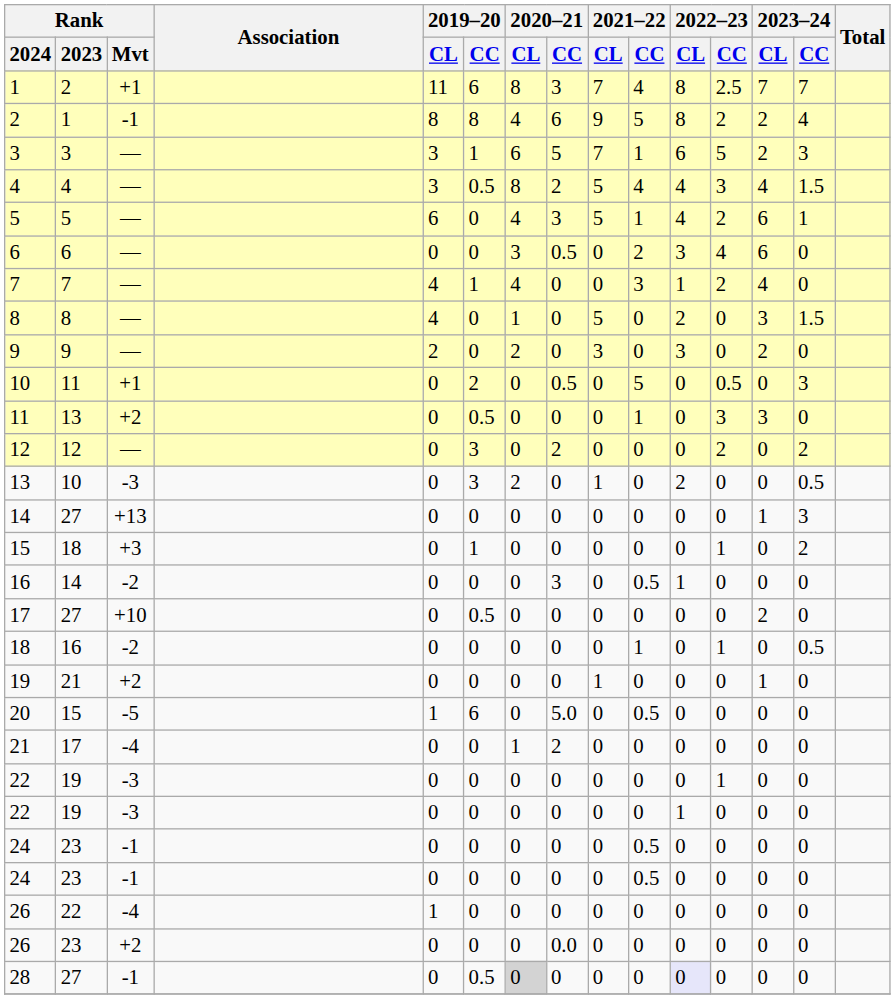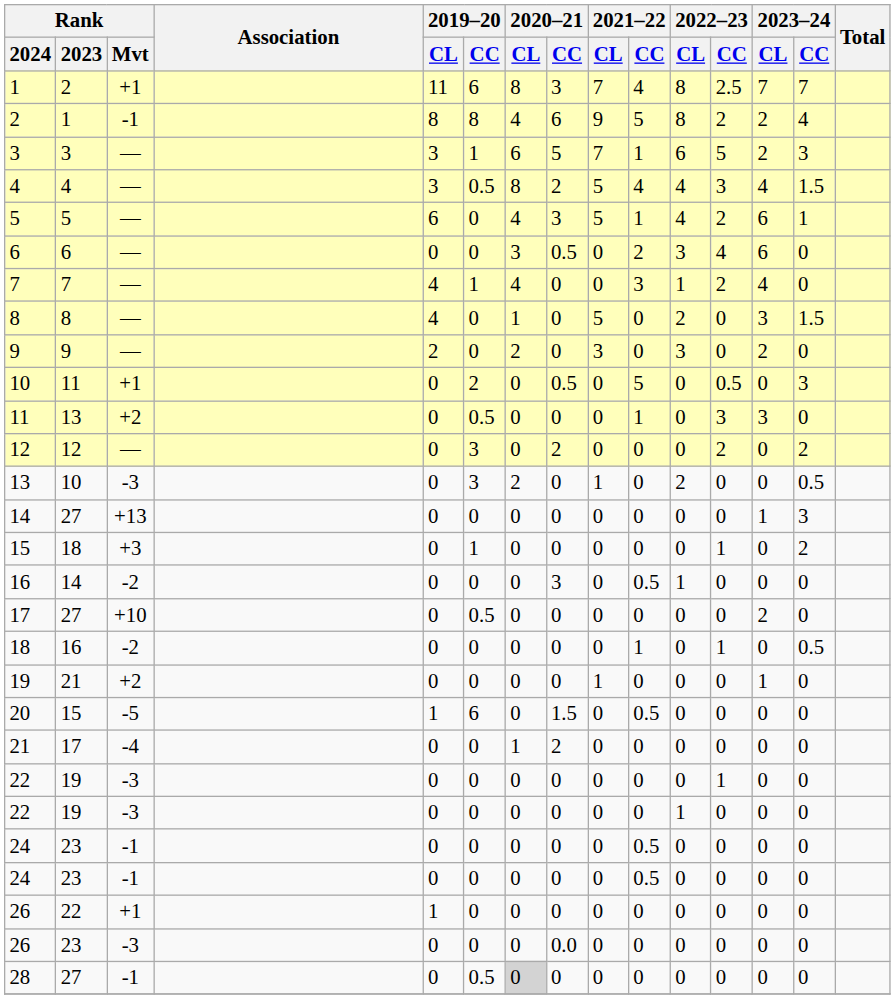(564, 713) 5.0 -> (564, 713) 1.5
(130, 911) -4 -> (130, 911) +1
(130, 944) +2 -> (130, 944) -3
(680, 977) lavender background -> (680, 977) no background
